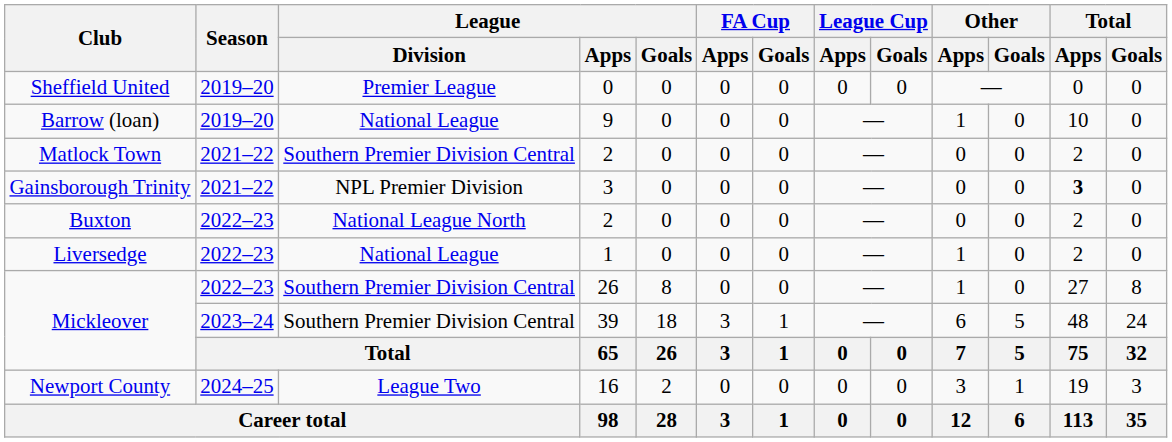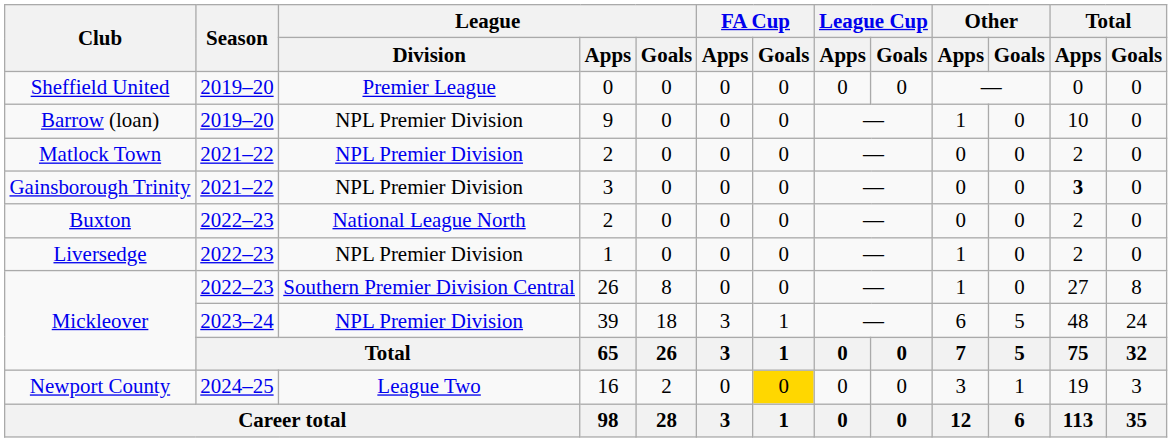(429, 120) National League -> (429, 120) NPL Premier Division
(429, 154) Southern Premier Division Central -> (429, 154) NPL Premier Division
(429, 253) National League -> (429, 253) NPL Premier Division
(429, 320) Southern Premier Division Central -> (429, 320) NPL Premier Division
(784, 386) no background -> (784, 386) gold background
